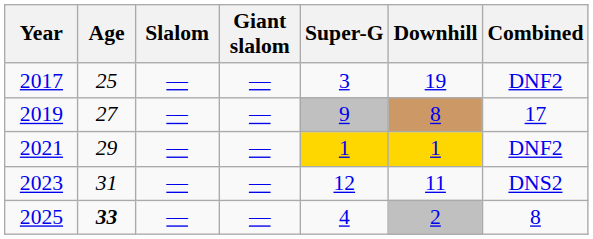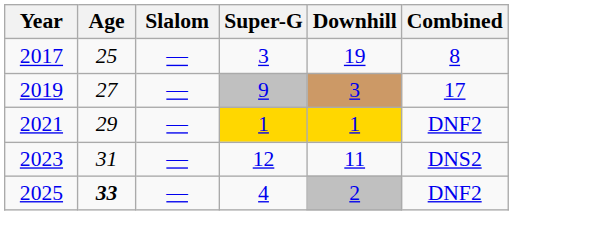- column: (260, 33)
(535, 80) DNF2 -> (455, 55) 8
(435, 114) 8 -> (355, 90) 3
(535, 217) 8 -> (455, 192) DNF2
